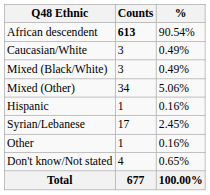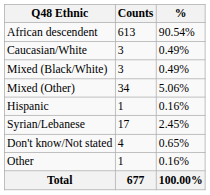(126, 32) bold -> (126, 32) normal
rows swapped: (20, 143) <-> (60, 161)
